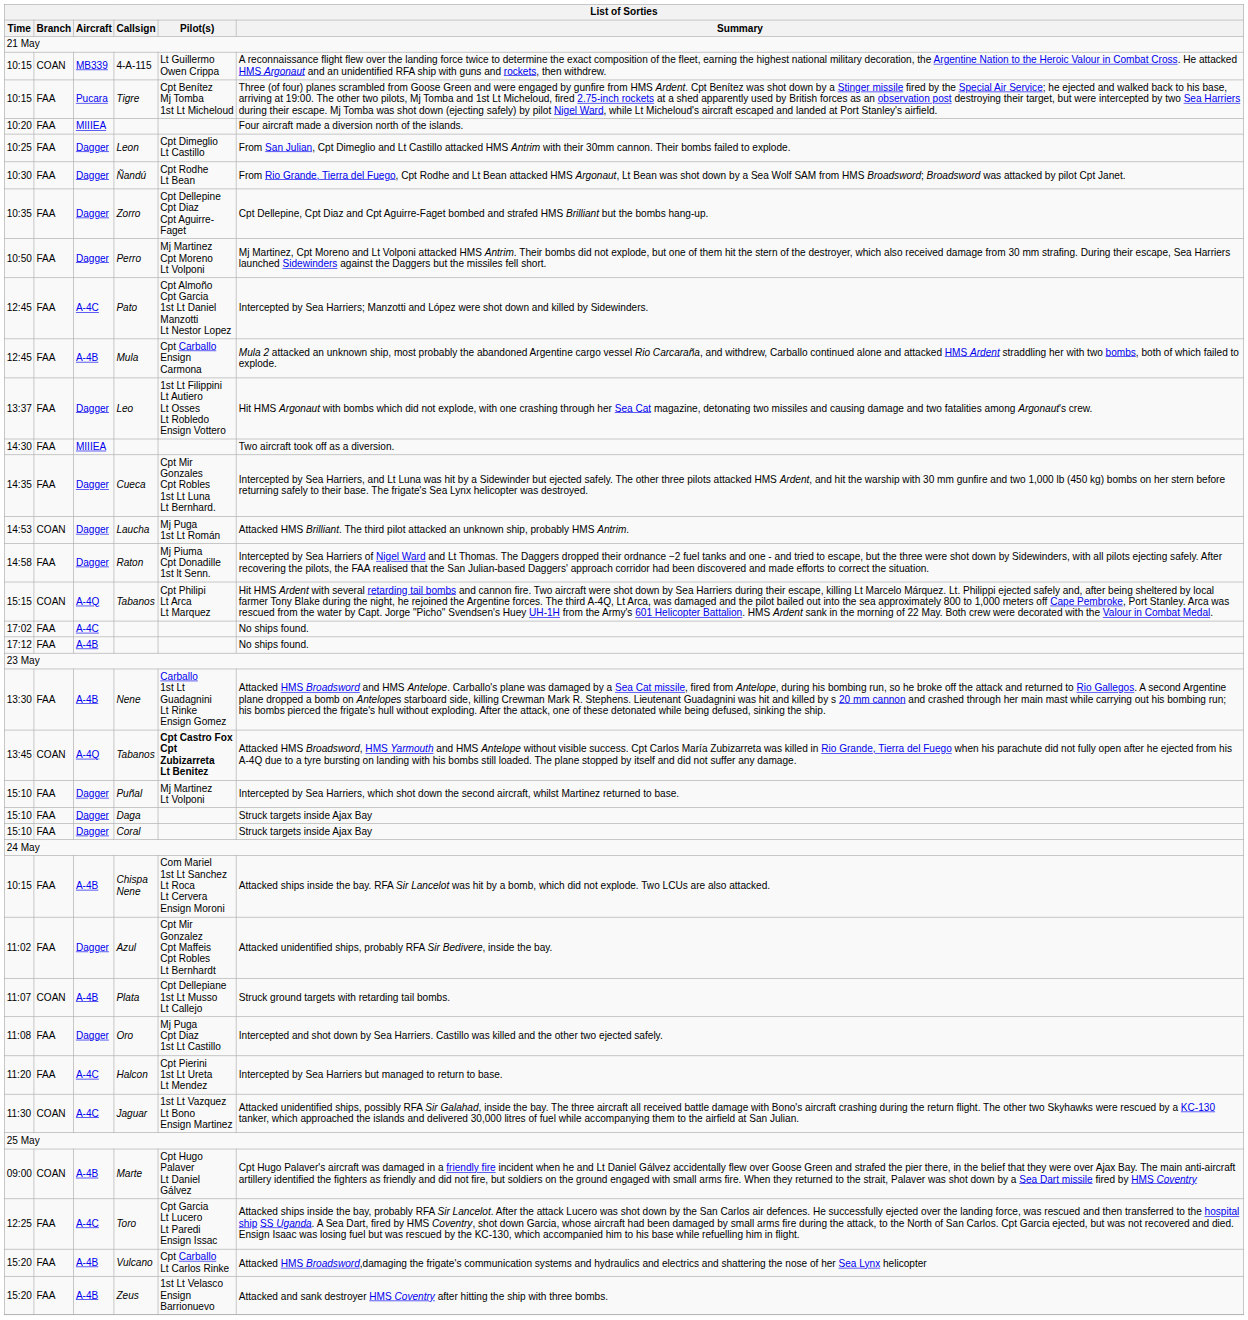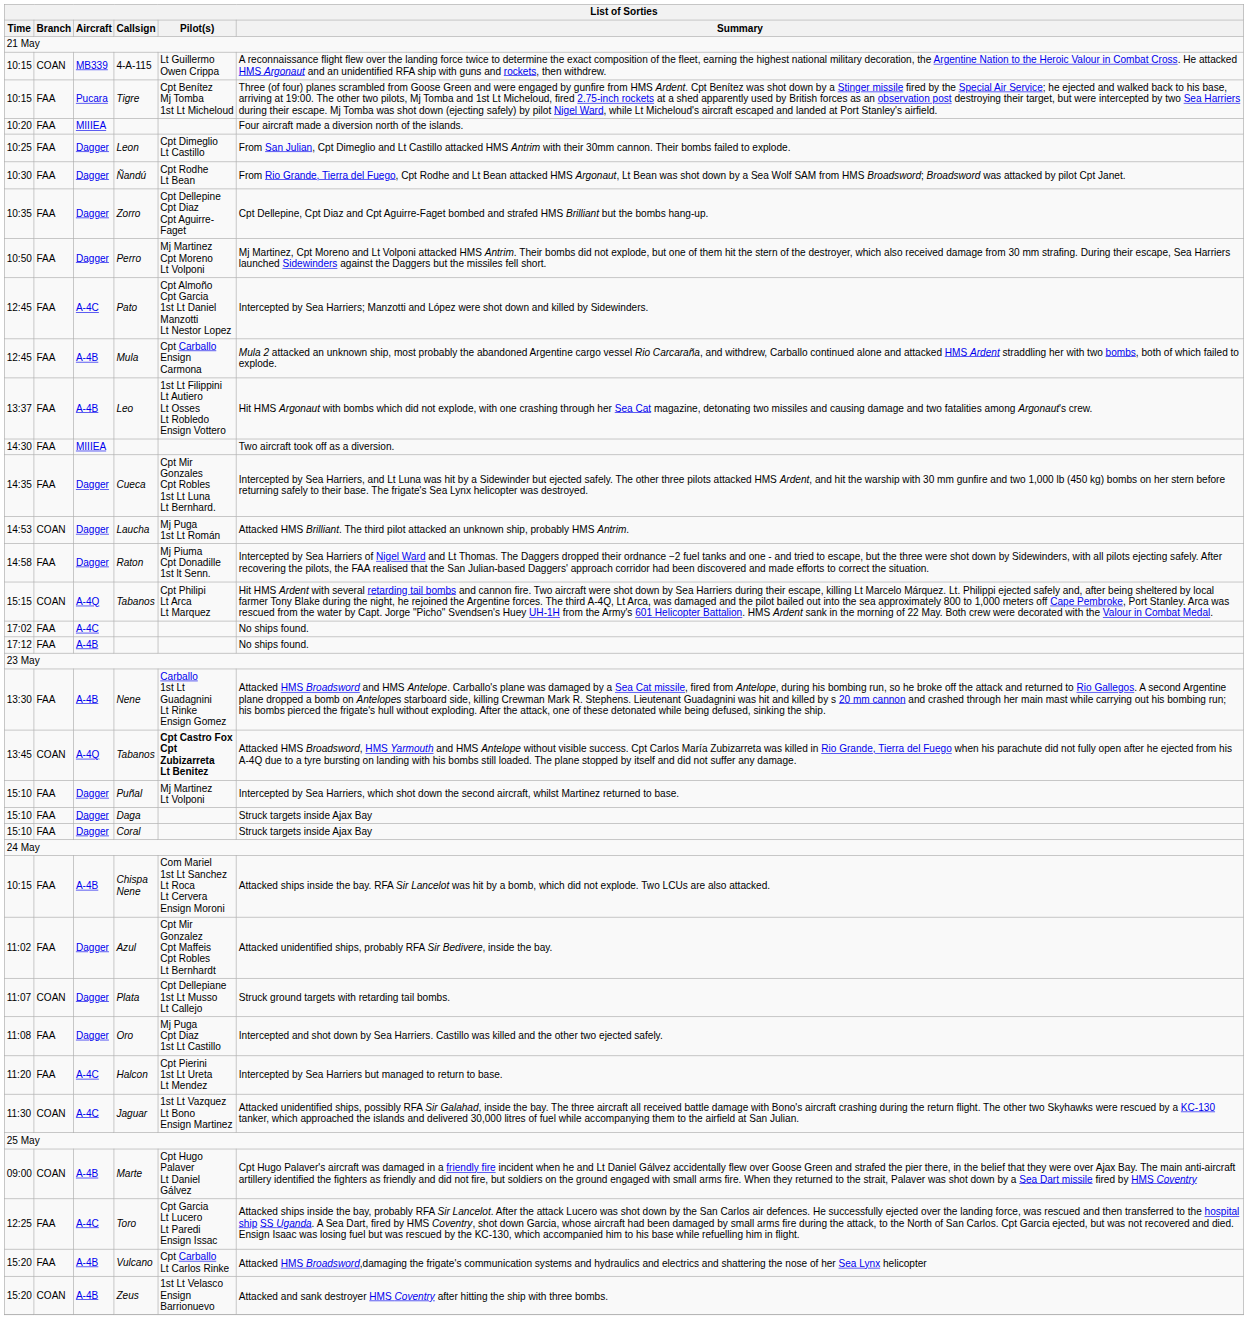(92, 408) Dagger -> (87, 408) A-4B
(87, 997) A-4B -> (92, 997) Dagger
(46, 1295) FAA -> (51, 1295) COAN
